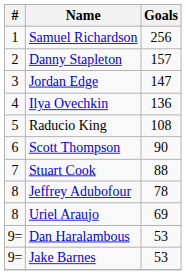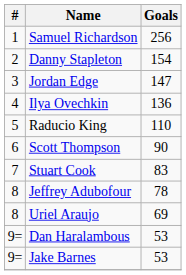(161, 59) 157 -> (161, 59) 154
(161, 125) 108 -> (161, 125) 110
(161, 170) 88 -> (161, 170) 83
